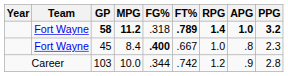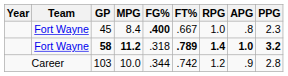rows swapped: (106, 30) <-> (106, 47)
